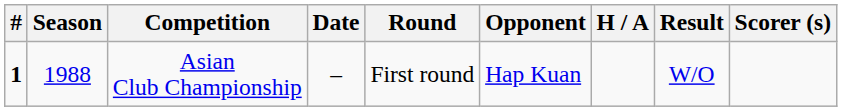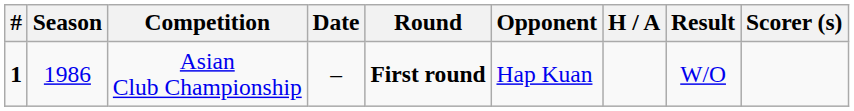(67, 73) 1988 -> (67, 73) 1986
(422, 73) normal -> (428, 73) bold
